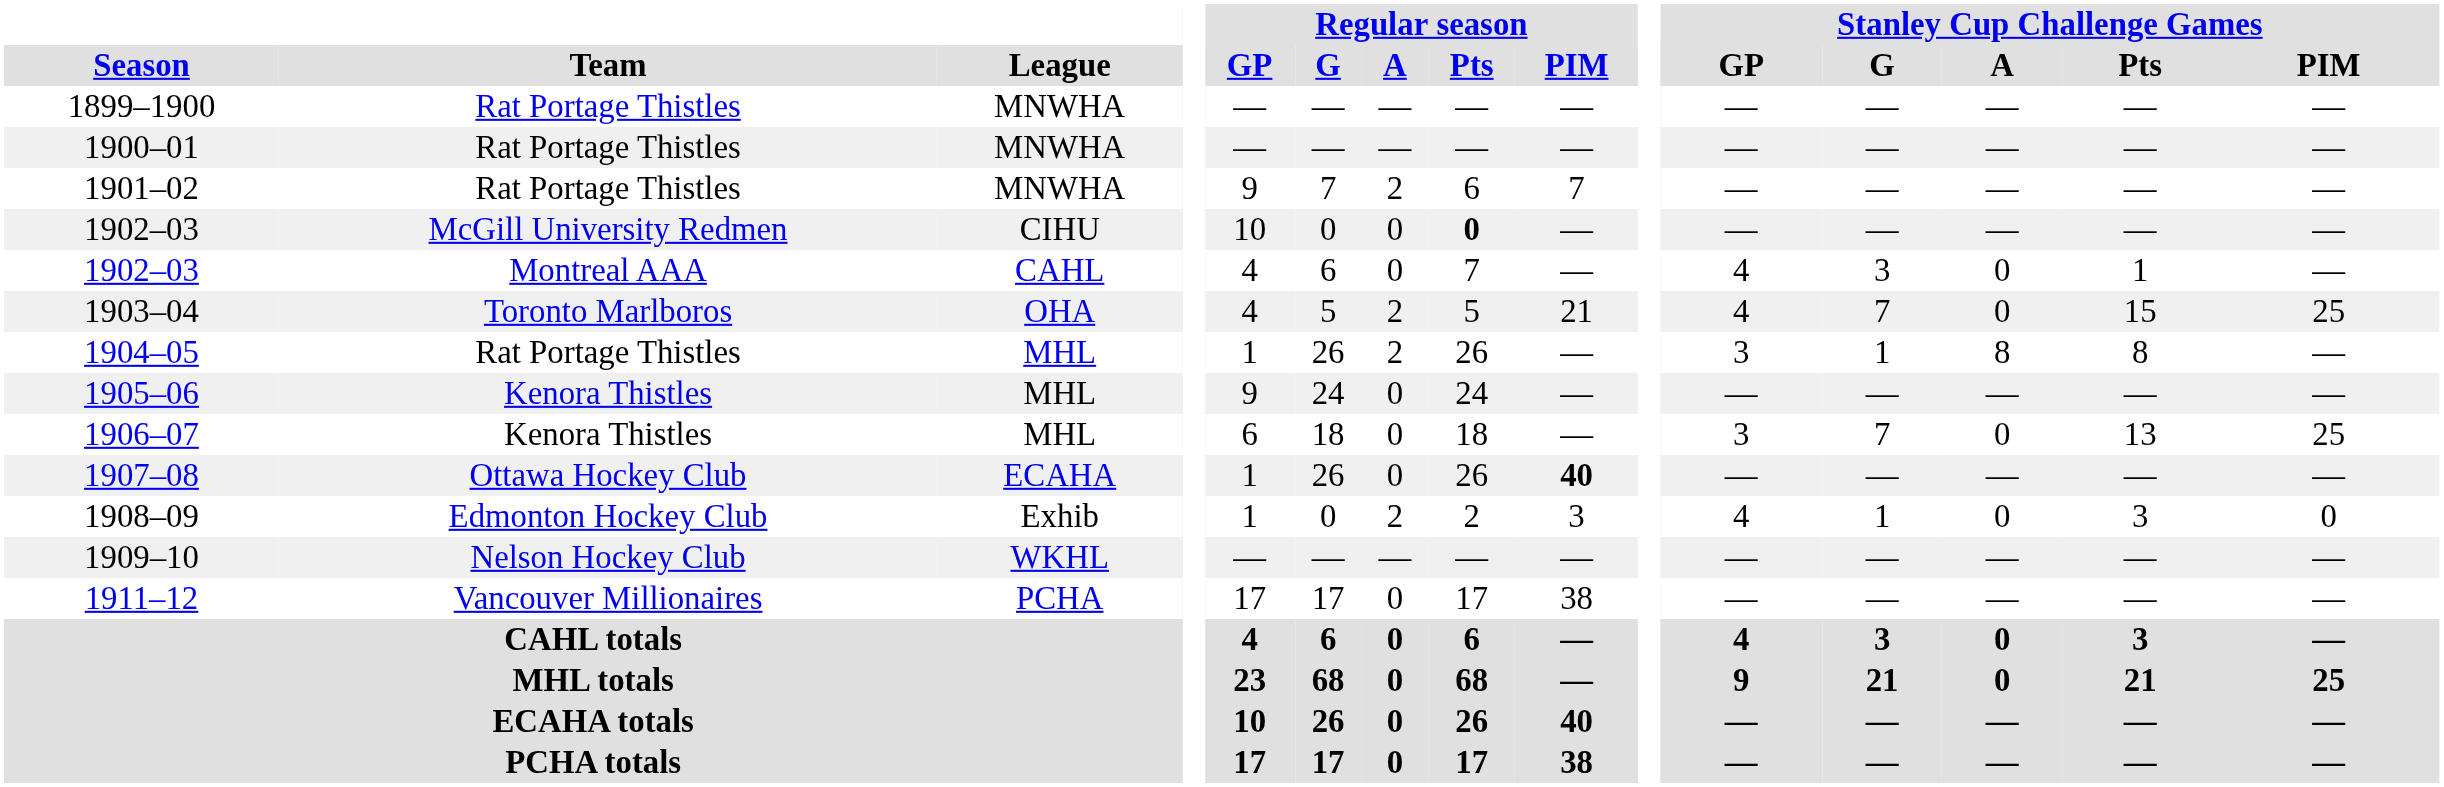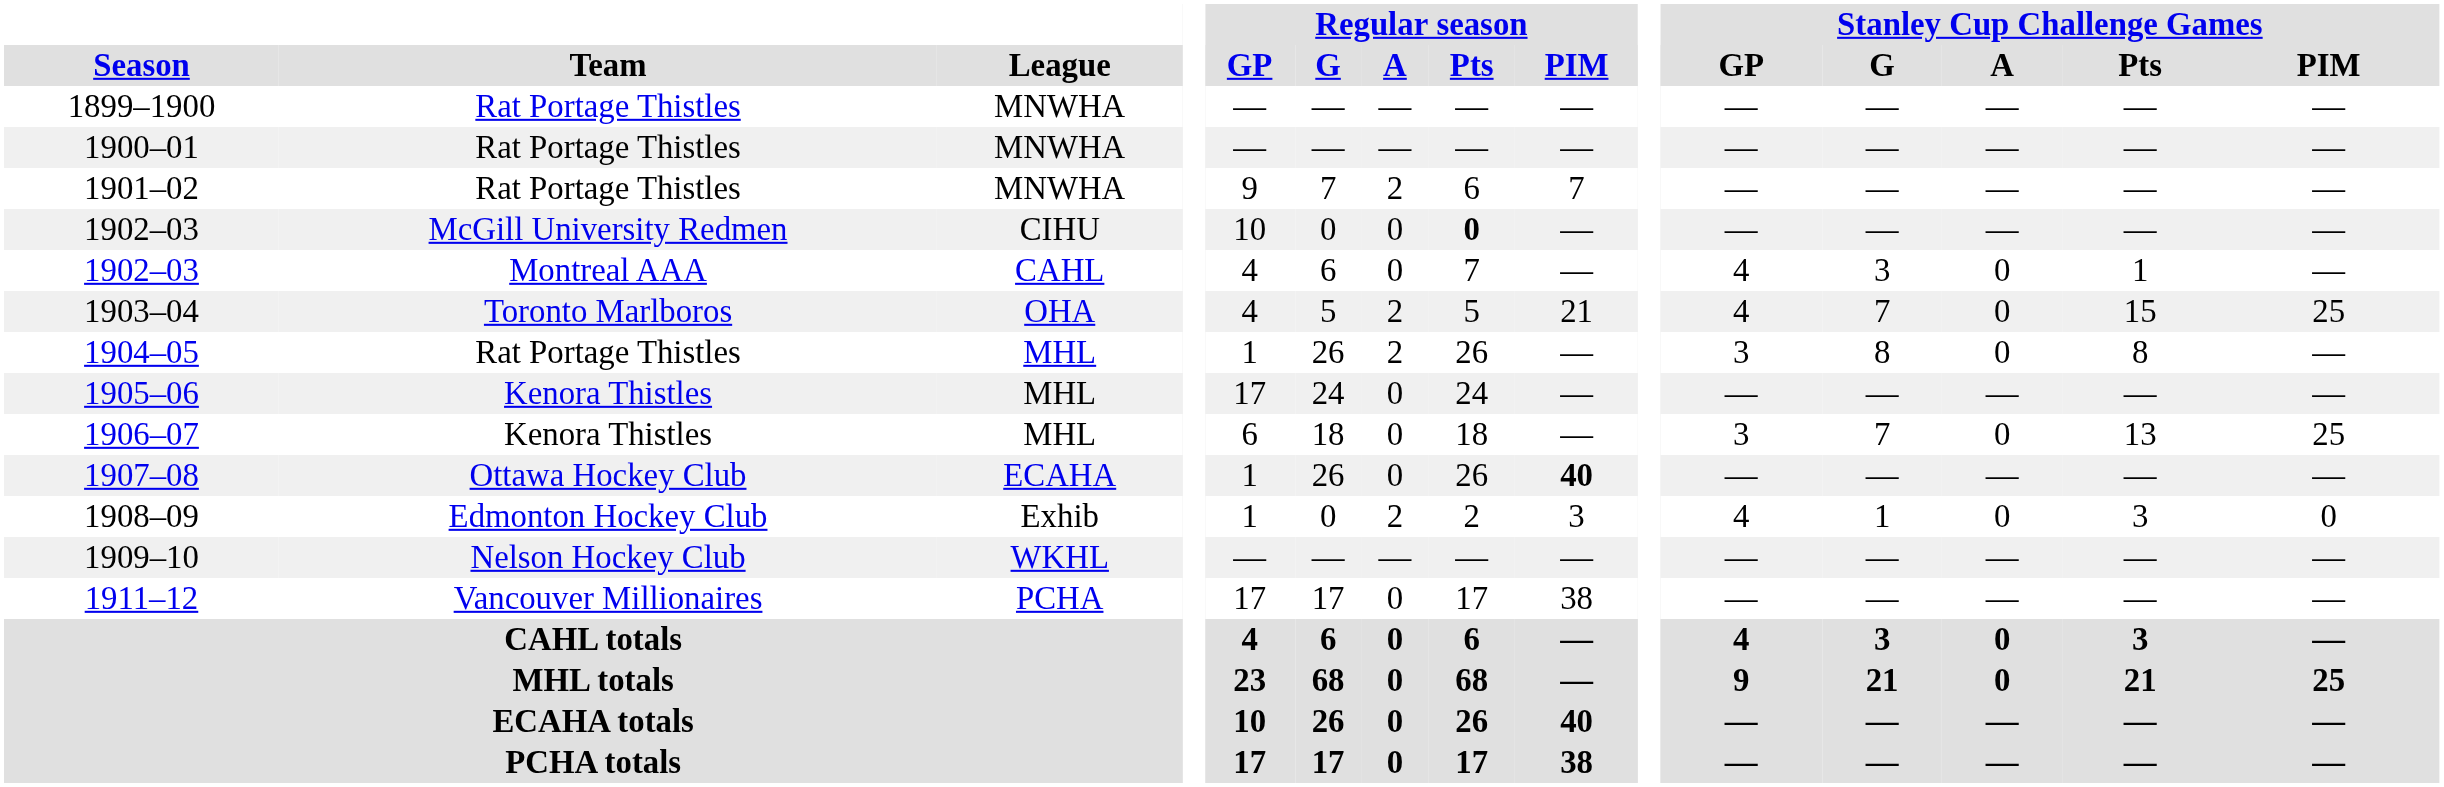(1882, 351) 1 -> (1882, 351) 8
(2002, 351) 8 -> (2002, 351) 0
(1250, 392) 9 -> (1250, 392) 17
